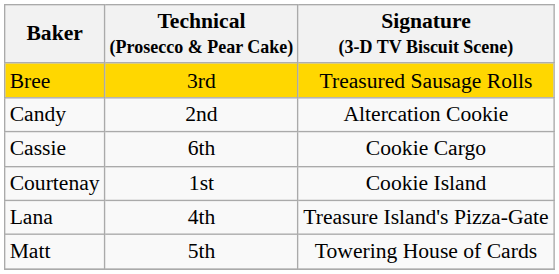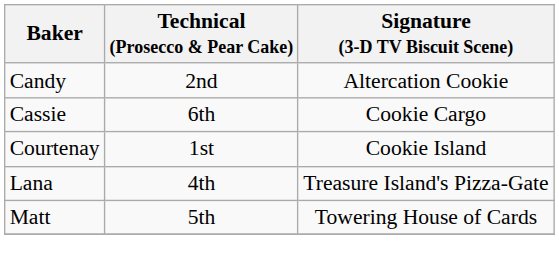- row: (30, 80)
